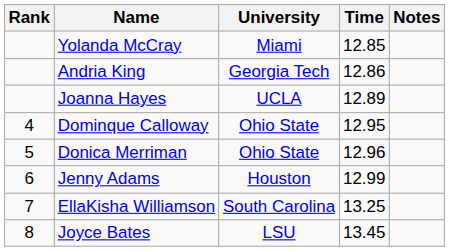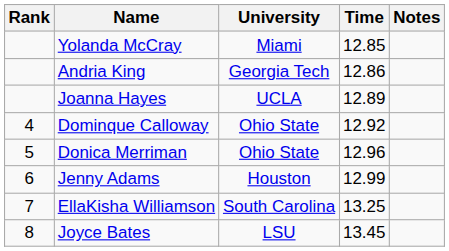(364, 125) 12.95 -> (364, 125) 12.92
